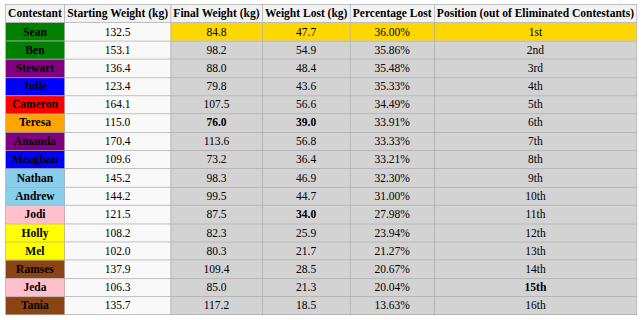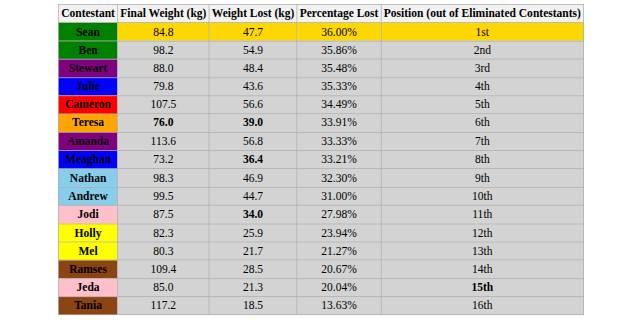- column: (118, 13)
(306, 159) normal -> (253, 159) bold
